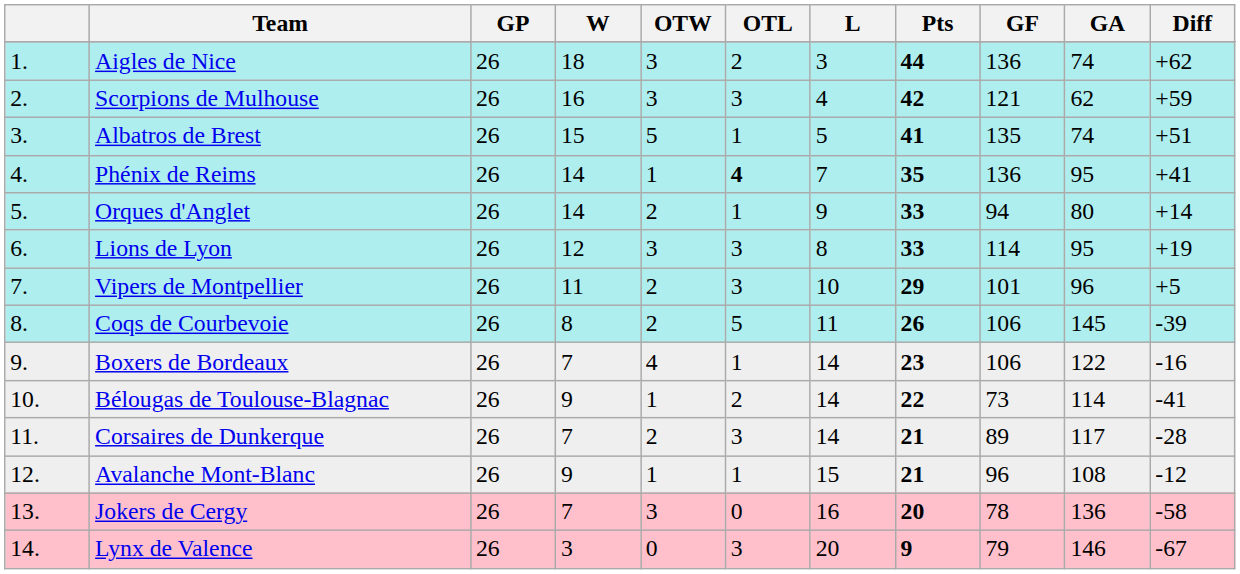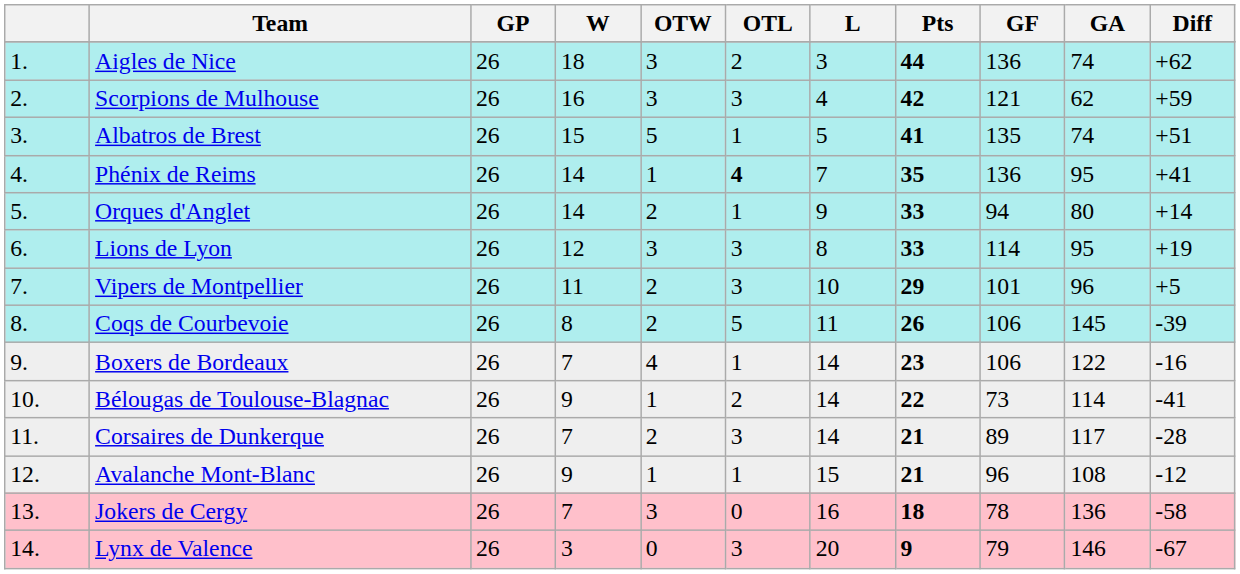(912, 511) 20 -> (912, 511) 18
